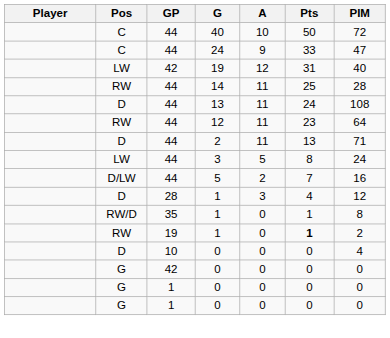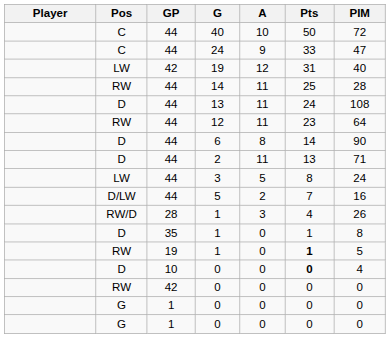+ row: (171, 141)
(122, 196) D -> (122, 214) RW/D
(360, 196) 12 -> (360, 214) 26
(122, 214) RW/D -> (122, 232) D
(360, 232) 2 -> (360, 251) 5
(309, 251) normal -> (309, 269) bold
(122, 269) G -> (122, 287) RW
